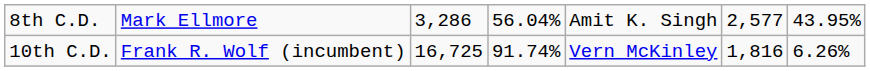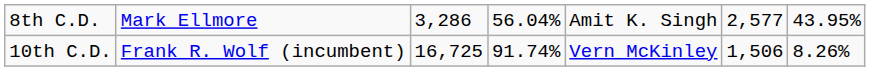(755, 51) 1,816 -> (755, 51) 1,506
(821, 51) 6.26% -> (821, 51) 8.26%
